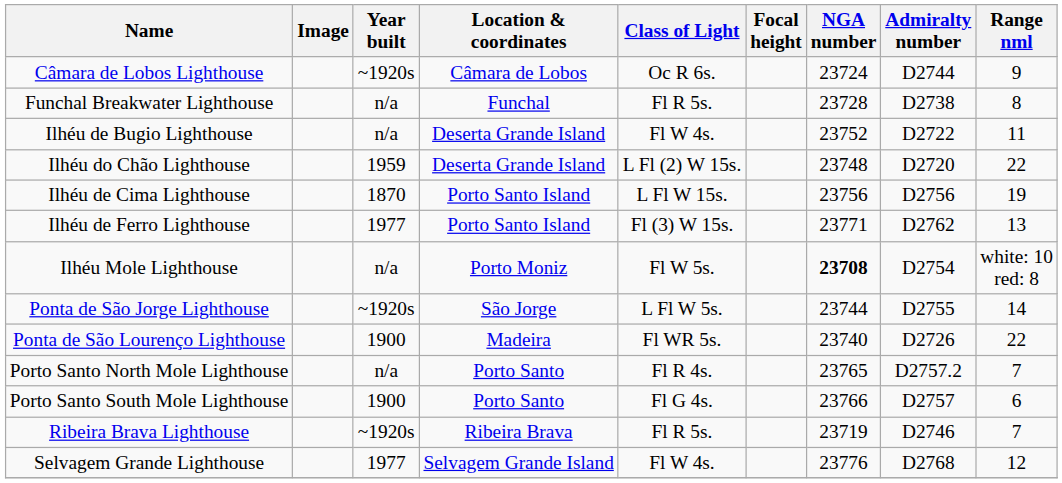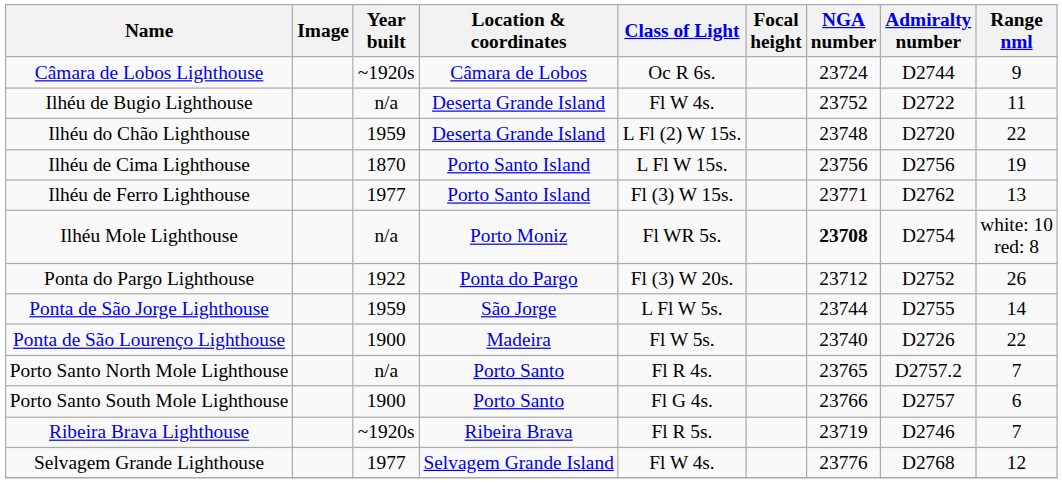- row: (149, 103)
(682, 267) Fl W 5s. -> (682, 236) Fl WR 5s.
+ row: (149, 278)
(386, 309) ~1920s -> (386, 309) 1959
(682, 339) Fl WR 5s. -> (682, 339) Fl W 5s.
